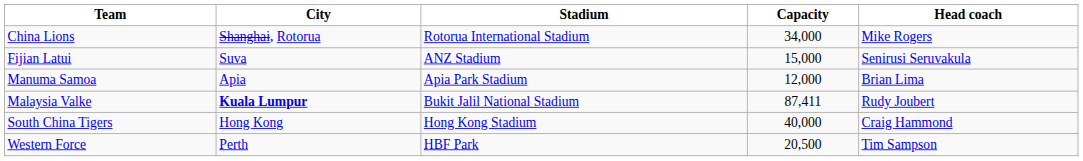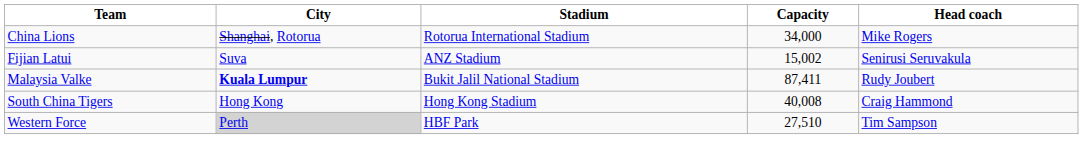(803, 58) 15,000 -> (803, 58) 15,002
- row: (52, 79)
(803, 123) 40,000 -> (803, 101) 40,008
(234, 144) no background -> (234, 123) lightgrey background
(803, 144) 20,500 -> (803, 123) 27,510
